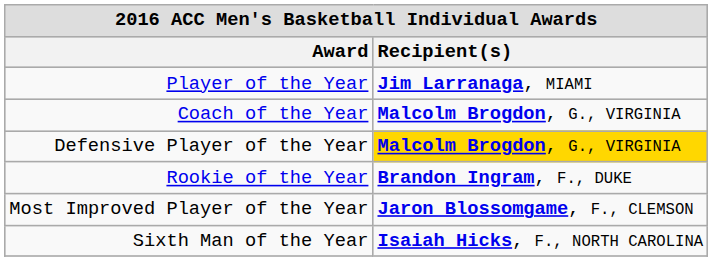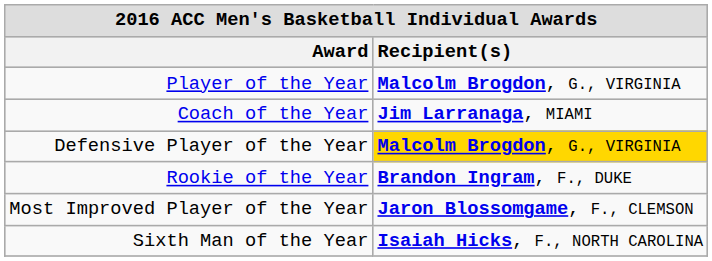(485, 83) Jim Larranaga, MIAMI -> (529, 83) Malcolm Brogdon, G., VIRGINIA
(529, 115) Malcolm Brogdon, G., VIRGINIA -> (485, 115) Jim Larranaga, MIAMI
